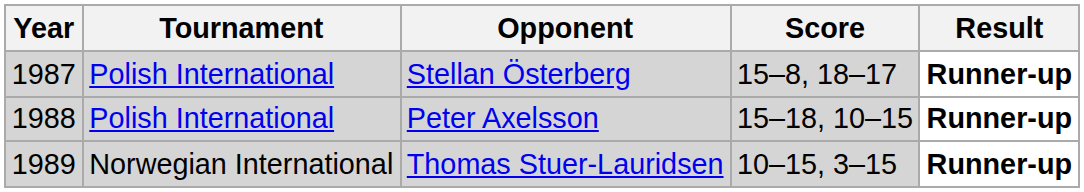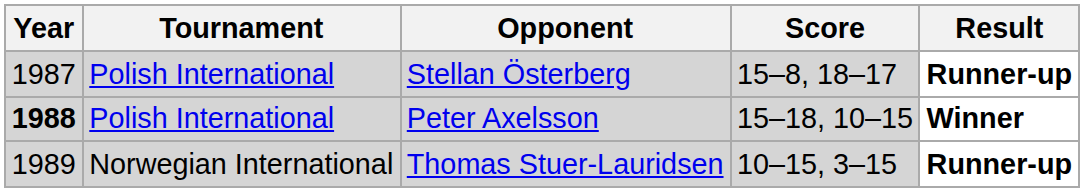(44, 119) normal -> (44, 119) bold
(999, 119) Runner-up -> (975, 119) Winner
